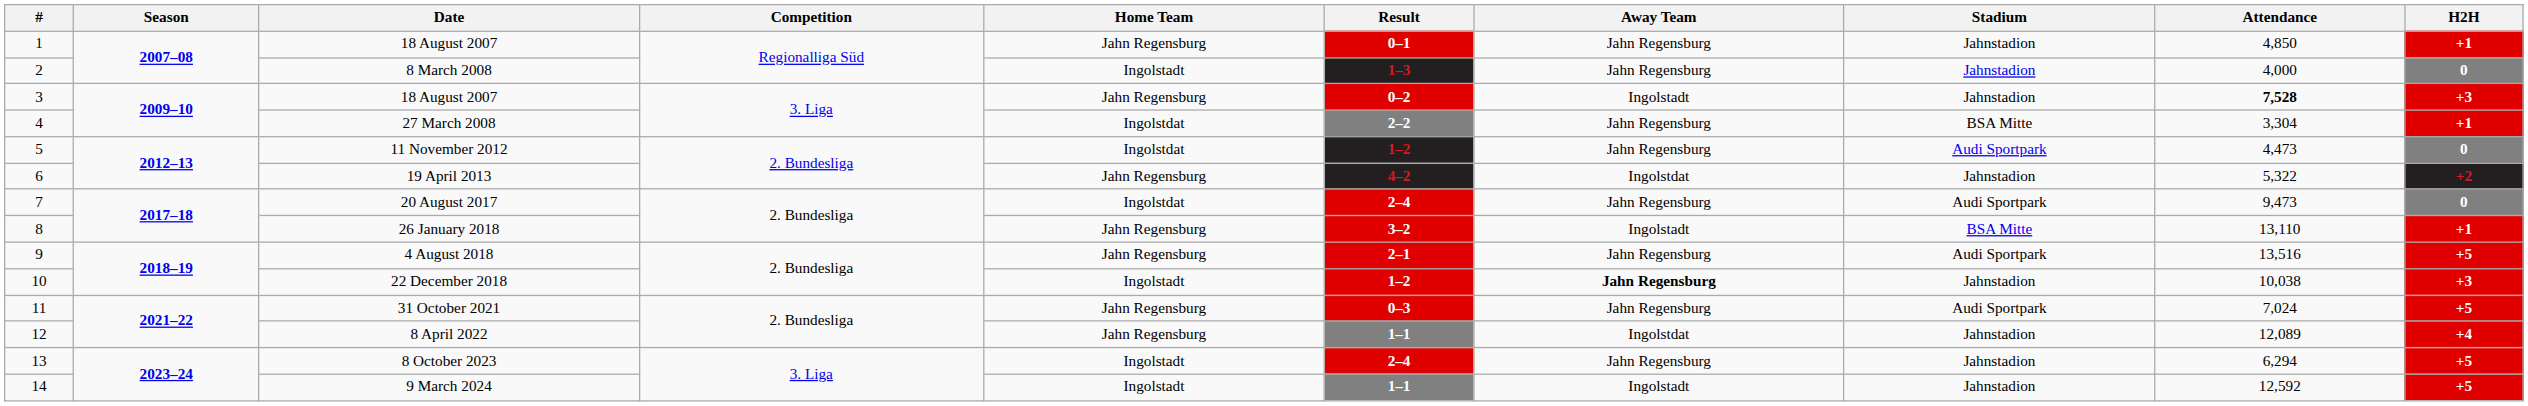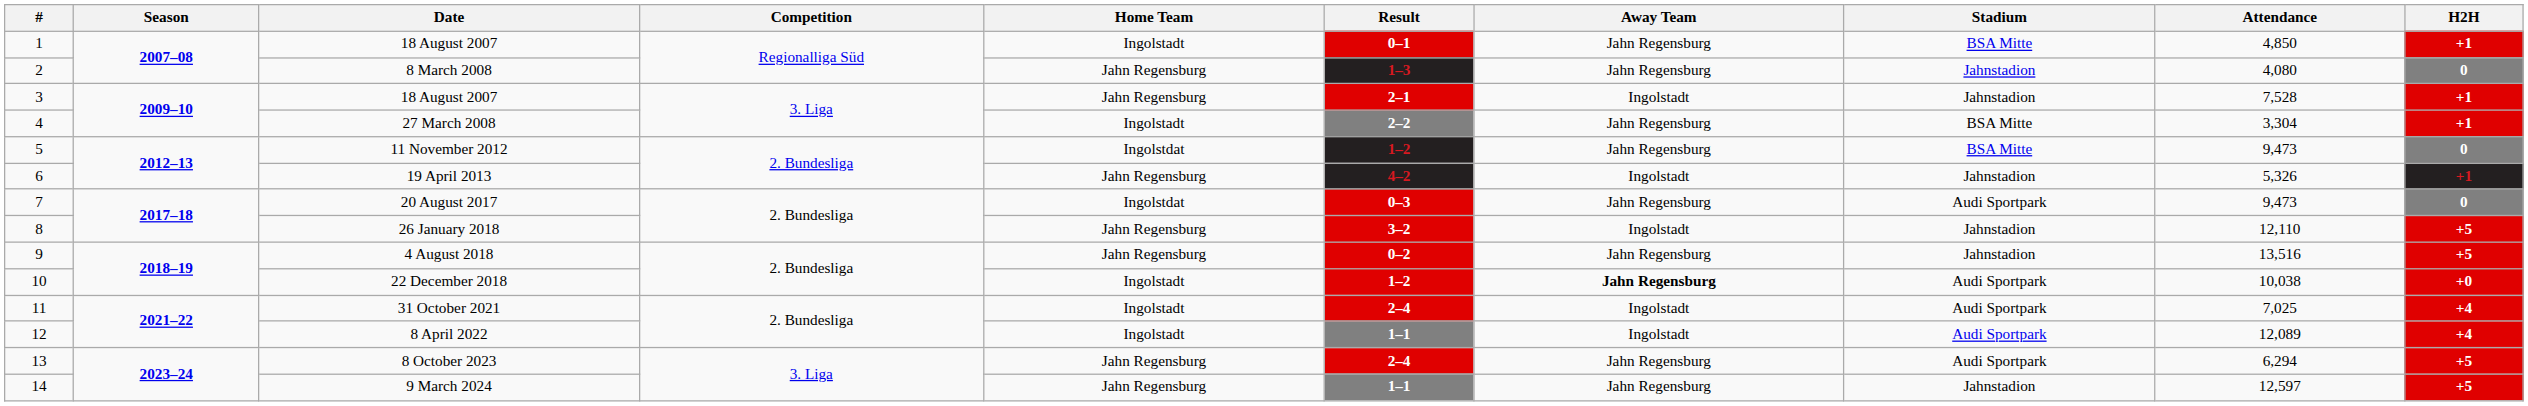(1154, 44) Jahn Regensburg -> (1154, 44) Ingolstadt
(1999, 44) Jahnstadion -> (1999, 44) BSA Mitte
(1154, 70) Ingolstadt -> (1154, 70) Jahn Regensburg
(2280, 70) 4,000 -> (2280, 70) 4,080
(1399, 96) 0–2 -> (1399, 96) 2–1
(2280, 96) bold -> (2280, 96) normal
(2464, 96) +3 -> (2464, 96) +1
(1154, 123) Ingolstdat -> (1154, 123) Ingolstadt
(1999, 149) Audi Sportpark -> (1999, 149) BSA Mitte
(2280, 149) 4,473 -> (2280, 149) 9,473
(1659, 176) Ingolstdat -> (1659, 176) Ingolstadt
(2280, 176) 5,322 -> (2280, 176) 5,326
(2464, 176) +2 -> (2464, 176) +1
(1399, 202) 2–4 -> (1399, 202) 0–3
(1999, 228) BSA Mitte -> (1999, 228) Jahnstadion
(2280, 228) 13,110 -> (2280, 228) 12,110
(2464, 228) +1 -> (2464, 228) +5
(1399, 255) 2–1 -> (1399, 255) 0–2
(1999, 255) Audi Sportpark -> (1999, 255) Jahnstadion
(1999, 281) Jahnstadion -> (1999, 281) Audi Sportpark
(2464, 281) +3 -> (2464, 281) +0
(1154, 308) Jahn Regensburg -> (1154, 308) Ingolstadt
(1399, 308) 0–3 -> (1399, 308) 2–4
(1659, 308) Jahn Regensburg -> (1659, 308) Ingolstadt
(2280, 308) 7,024 -> (2280, 308) 7,025
(2464, 308) +5 -> (2464, 308) +4
(1154, 334) Jahn Regensburg -> (1154, 334) Ingolstadt
(1659, 334) Ingolstdat -> (1659, 334) Ingolstadt
(1999, 334) Jahnstadion -> (1999, 334) Audi Sportpark
(1154, 360) Ingolstadt -> (1154, 360) Jahn Regensburg
(1999, 360) Jahnstadion -> (1999, 360) Audi Sportpark
(1154, 387) Ingolstadt -> (1154, 387) Jahn Regensburg
(1659, 387) Ingolstadt -> (1659, 387) Jahn Regensburg
(2280, 387) 12,592 -> (2280, 387) 12,597
